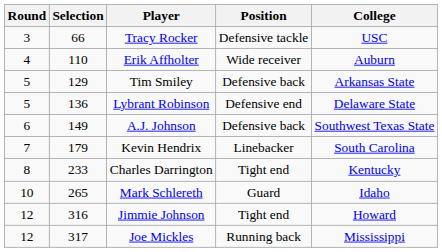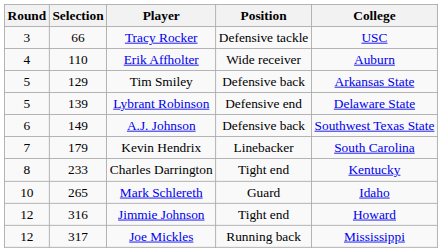(78, 103) 136 -> (78, 103) 139
